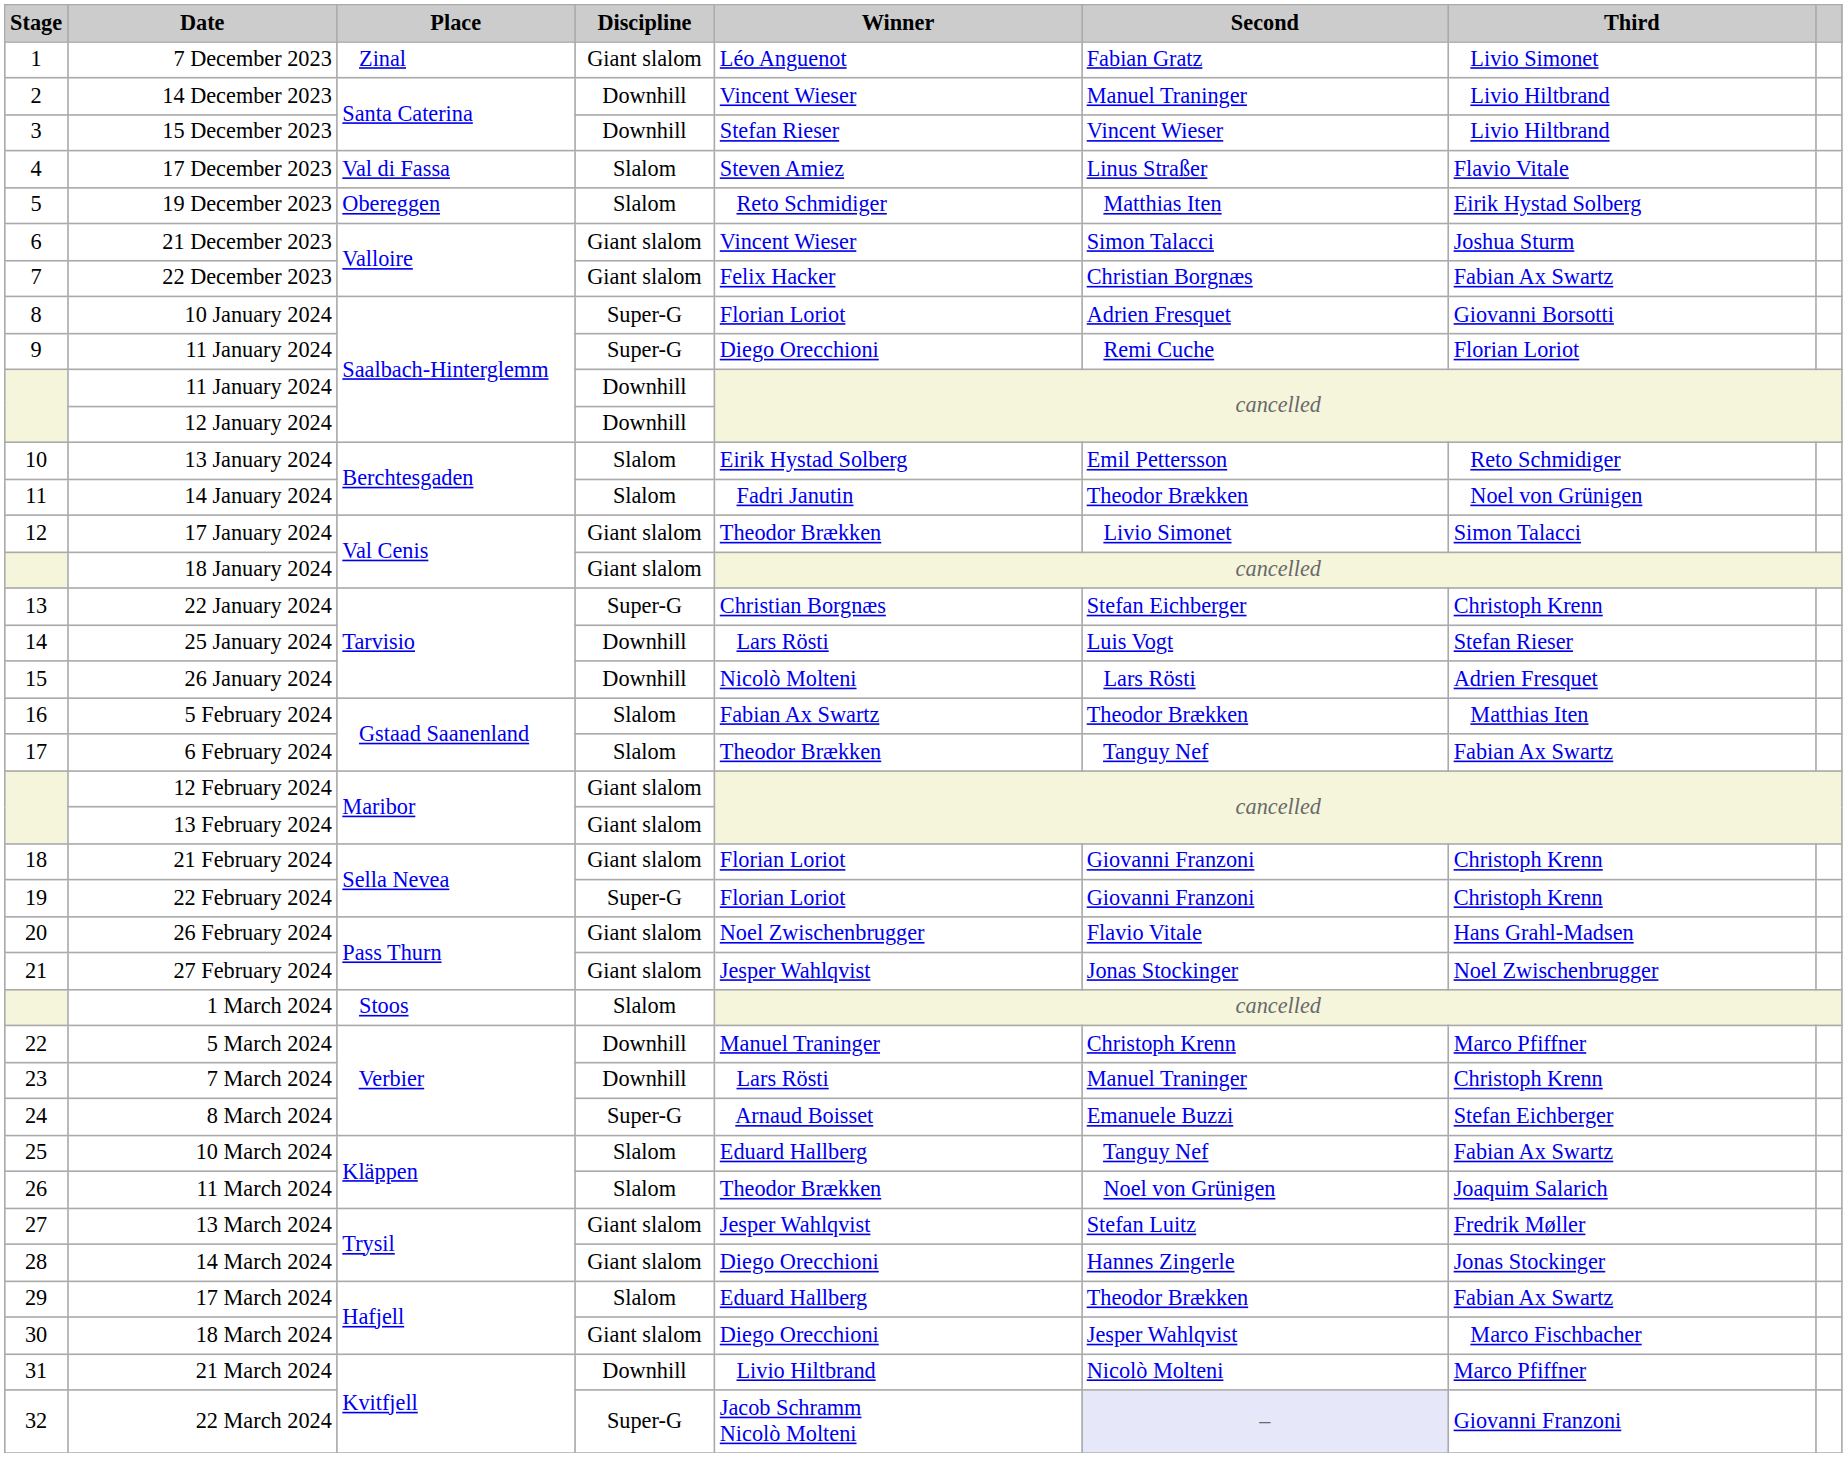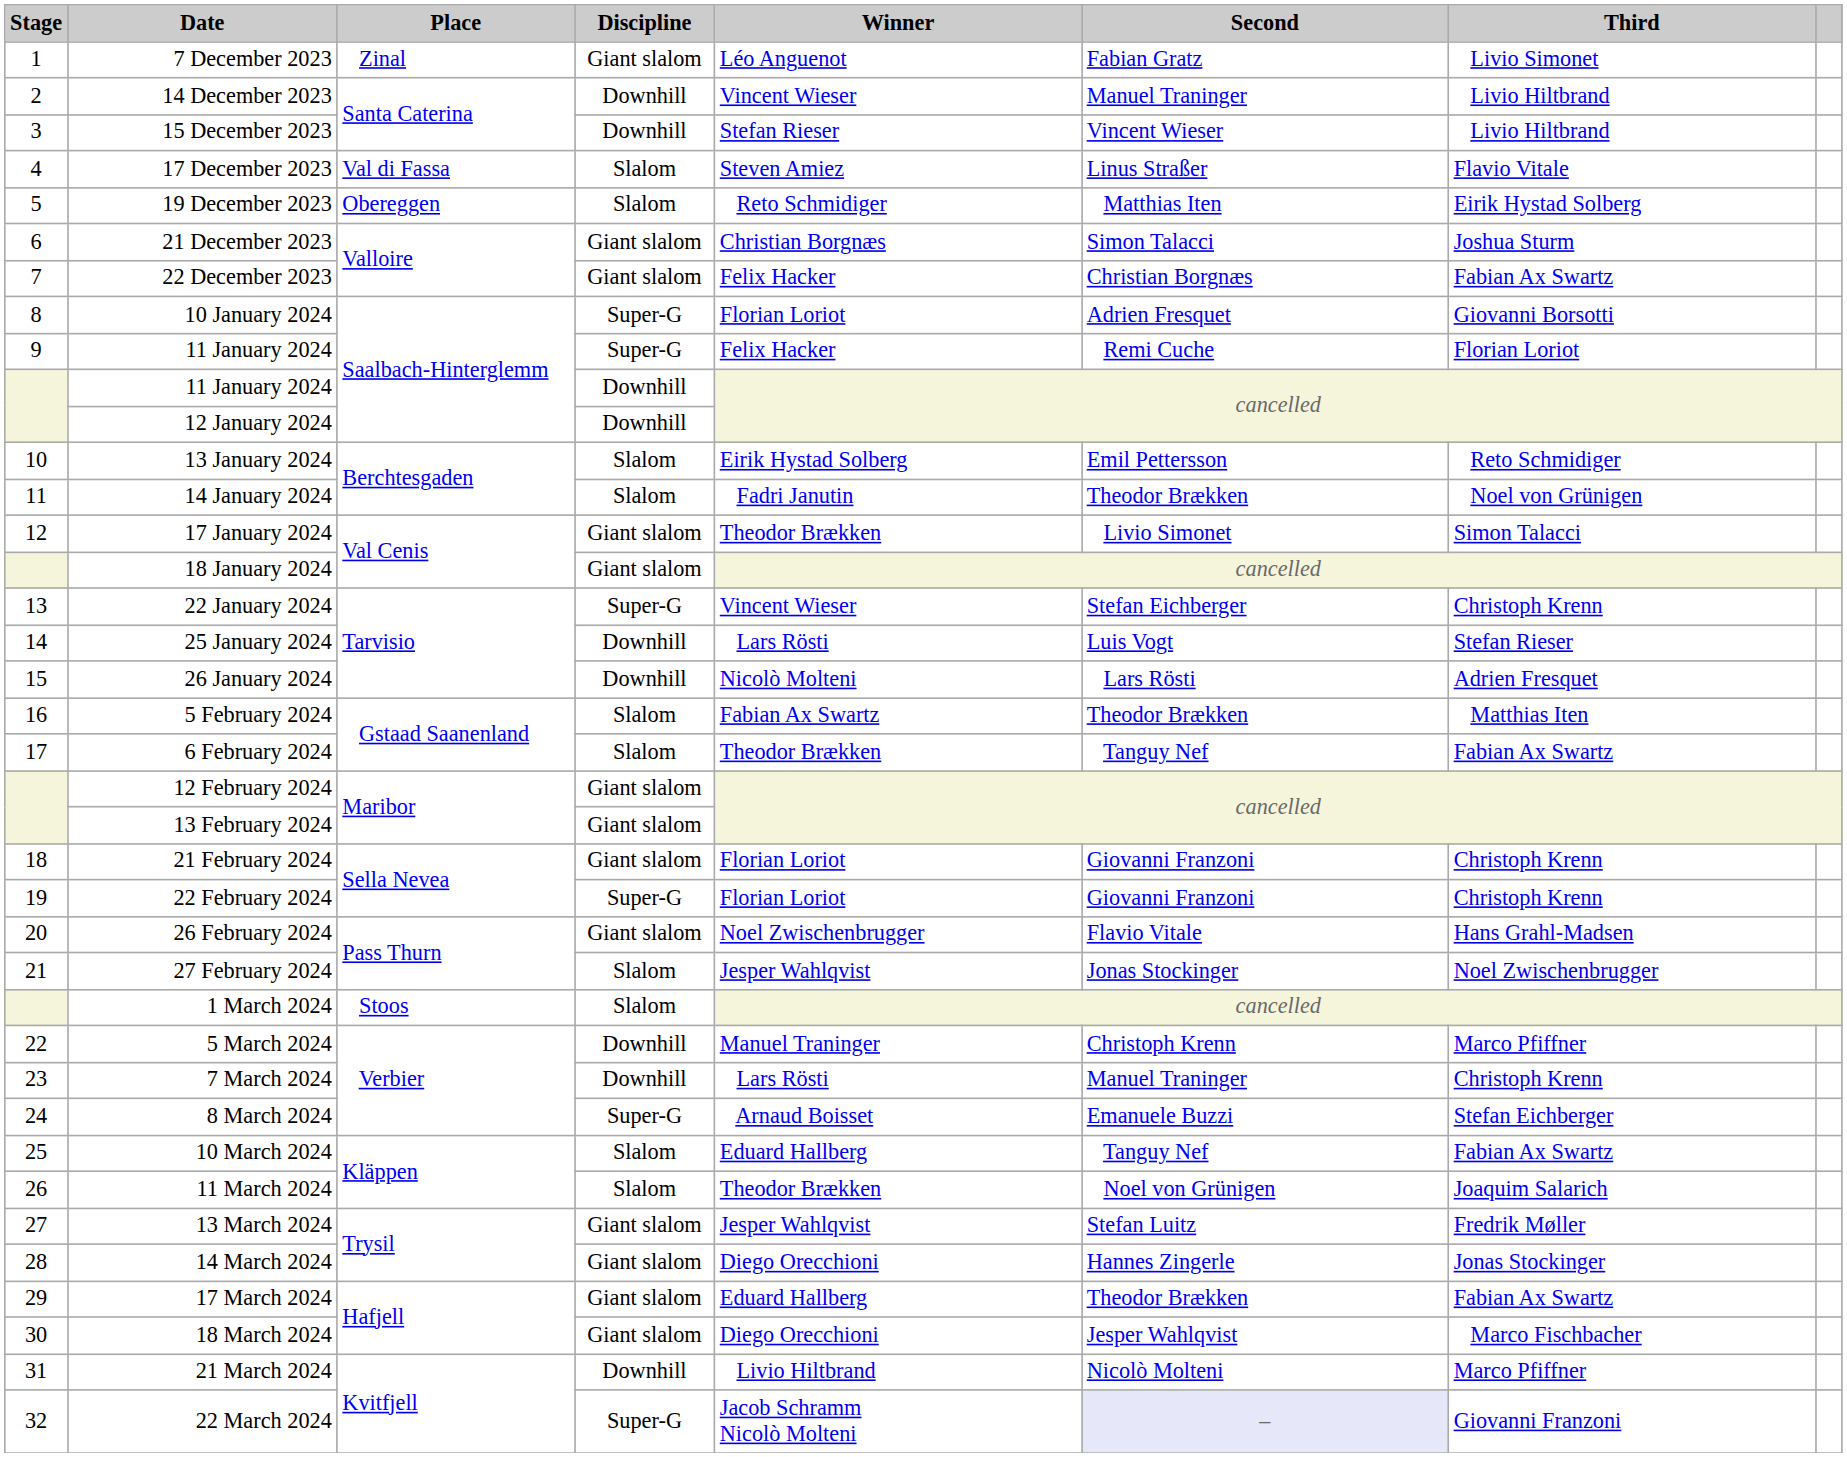(788, 241) Vincent Wieser -> (803, 241) Christian Borgnæs
(799, 350) Diego Orecchioni -> (778, 350) Felix Hacker
(803, 605) Christian Borgnæs -> (788, 605) Vincent Wieser
(644, 970) Giant slalom -> (644, 970) Slalom
(644, 1298) Slalom -> (644, 1298) Giant slalom
